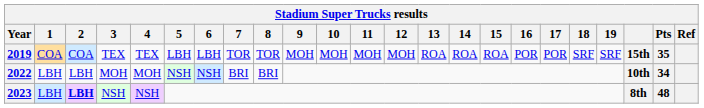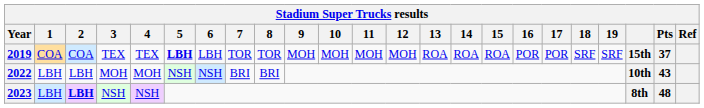(179, 53) normal -> (180, 53) bold
(663, 53) 35 -> (665, 53) 37
(663, 73) 34 -> (665, 73) 43
